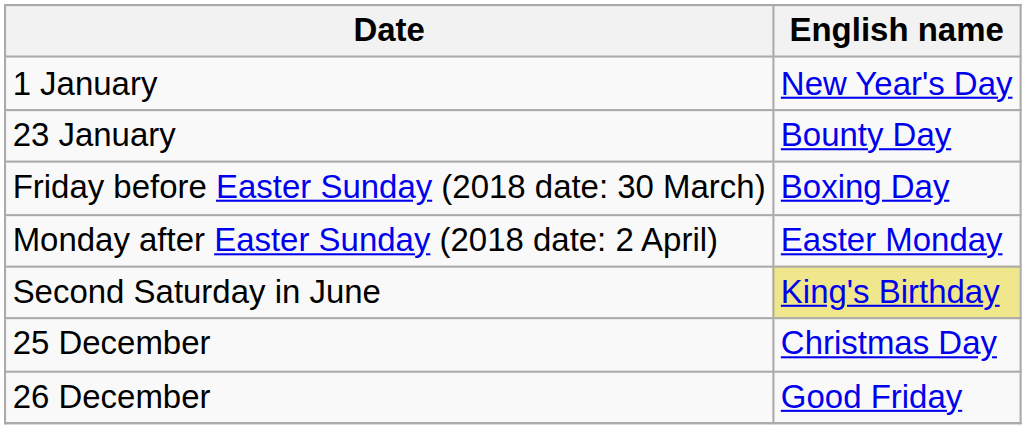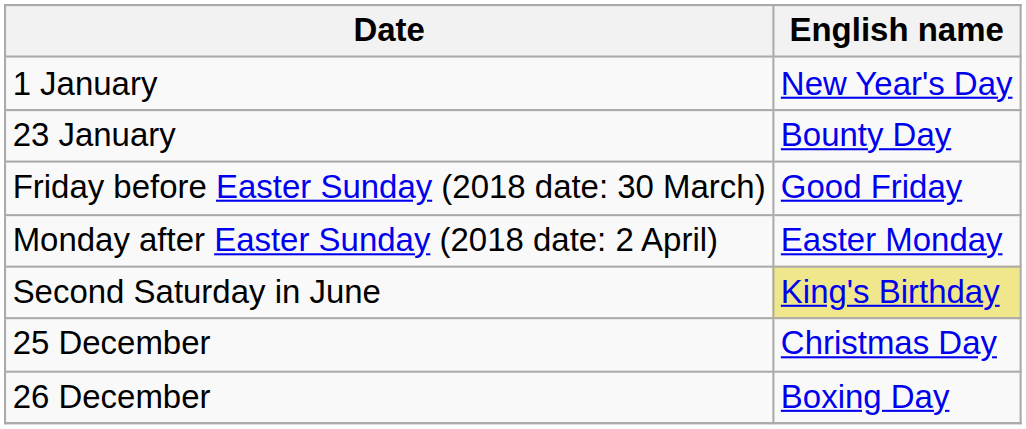(865, 187) Boxing Day -> (872, 187) Good Friday
(872, 396) Good Friday -> (865, 396) Boxing Day
